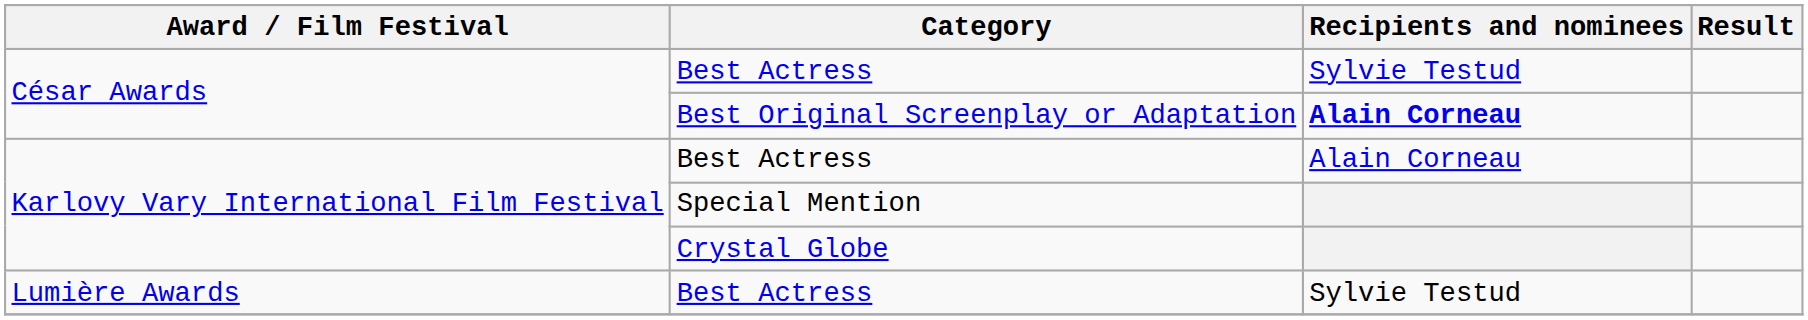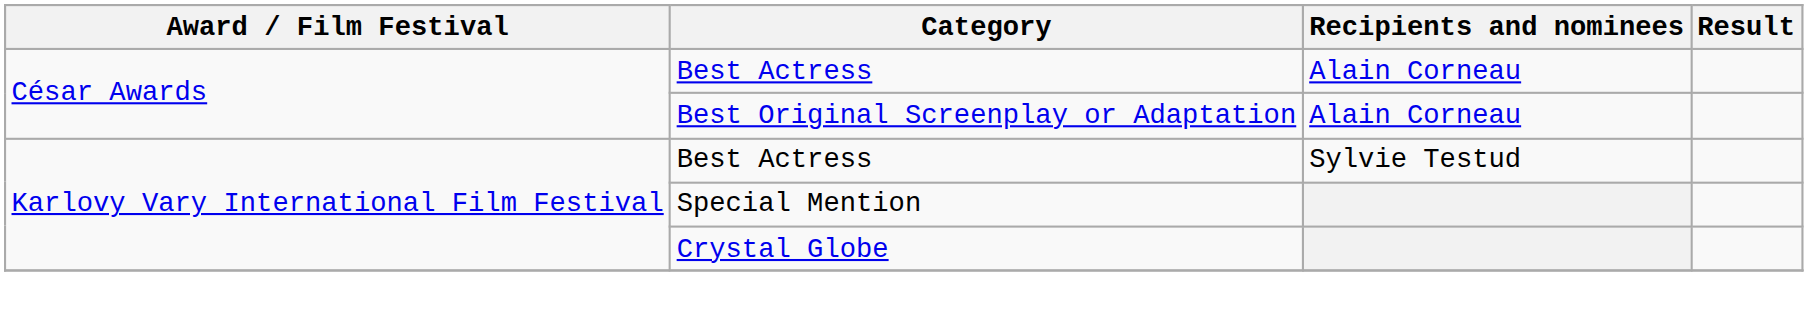(1415, 71) Sylvie Testud -> (1415, 71) Alain Corneau
(1415, 116) bold -> (1415, 116) normal
(1415, 160) Alain Corneau -> (1415, 160) Sylvie Testud
- row: (126, 293)
